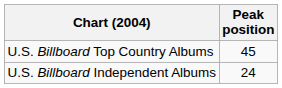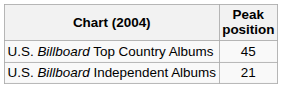(248, 72) 24 -> (248, 72) 21
